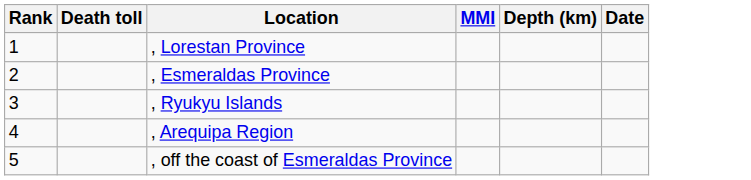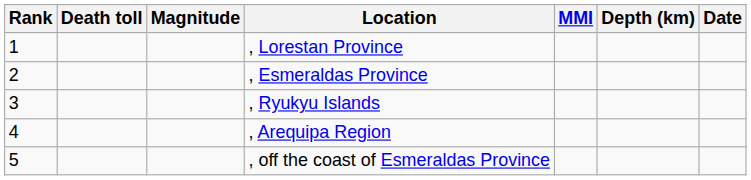+ column: (195, 18)
